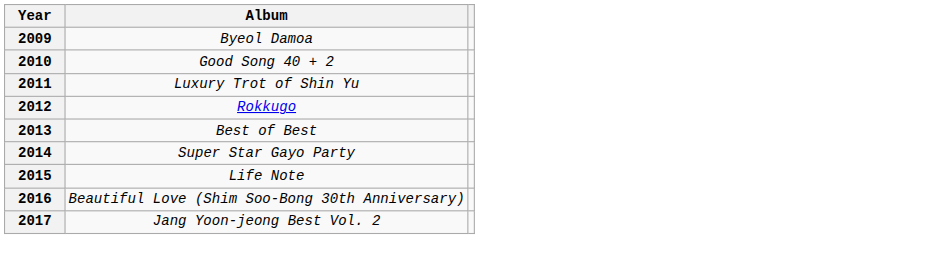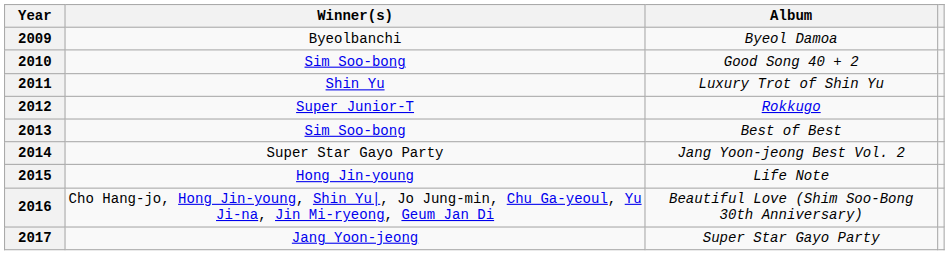+ column: (355, 16)
(267, 153) Super Star Gayo Party -> (791, 153) Jang Yoon-jeong Best Vol. 2
(267, 222) Jang Yoon-jeong Best Vol. 2 -> (791, 238) Super Star Gayo Party
